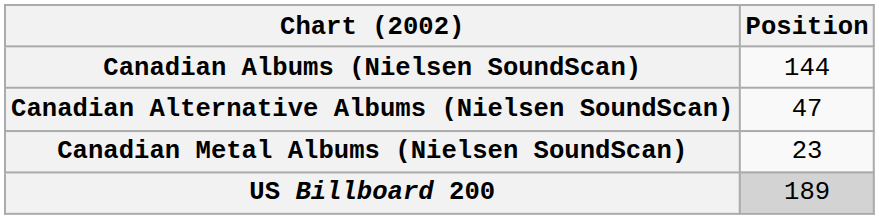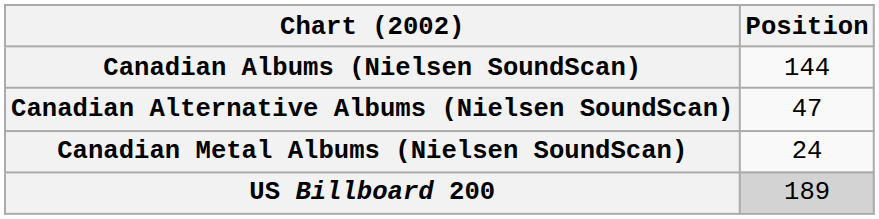(807, 151) 23 -> (807, 151) 24
